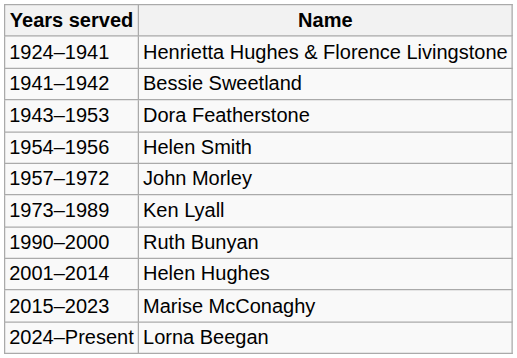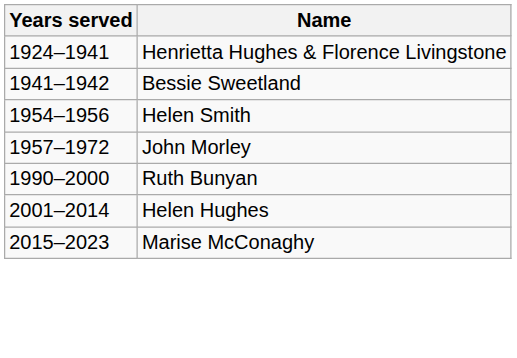- row: (226, 115)
- row: (184, 210)
- row: (206, 337)
